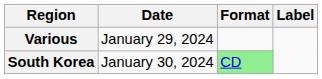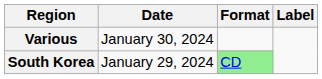(157, 39) January 29, 2024 -> (157, 39) January 30, 2024
(157, 62) January 30, 2024 -> (157, 62) January 29, 2024
